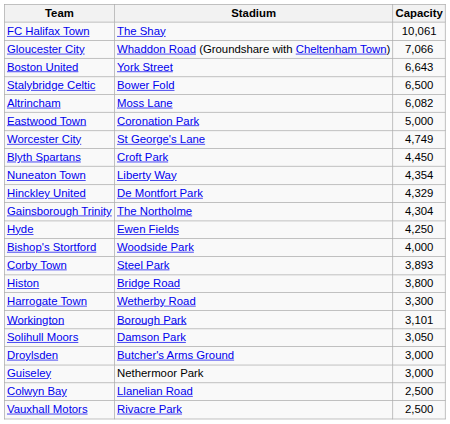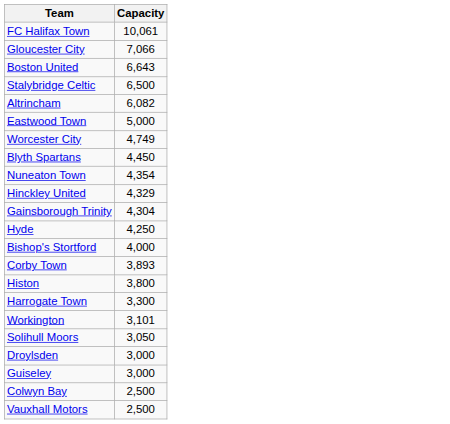- column: (254, 13)
